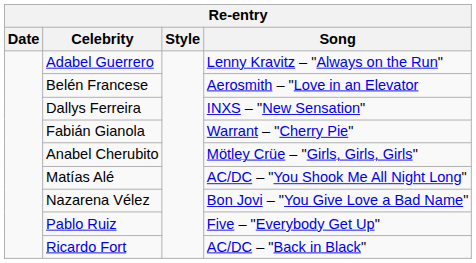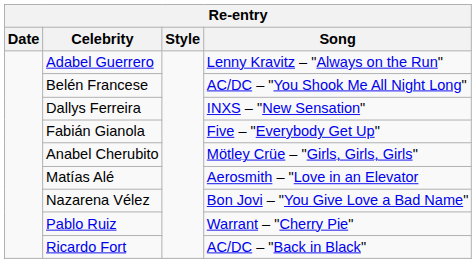(313, 85) Aerosmith – "Love in an Elevator -> (337, 85) AC/DC – "You Shook Me All Night Long"
(280, 131) Warrant – "Cherry Pie" -> (293, 131) Five – "Everybody Get Up"
(337, 177) AC/DC – "You Shook Me All Night Long" -> (313, 177) Aerosmith – "Love in an Elevator
(293, 223) Five – "Everybody Get Up" -> (280, 223) Warrant – "Cherry Pie"
